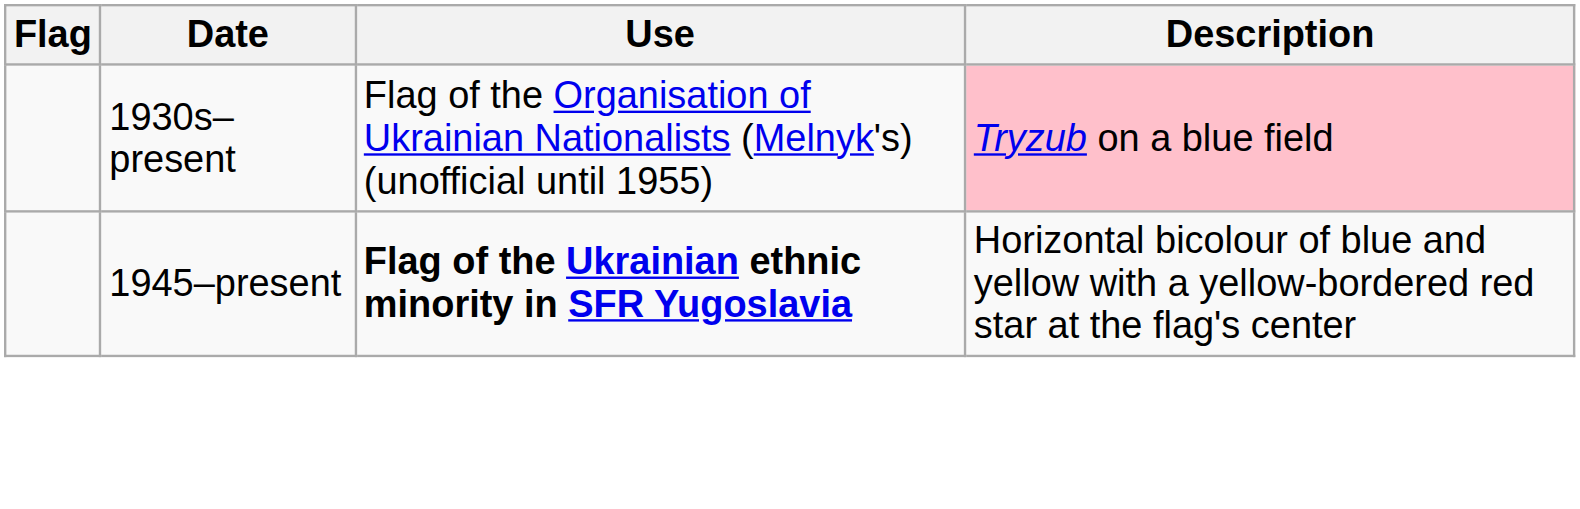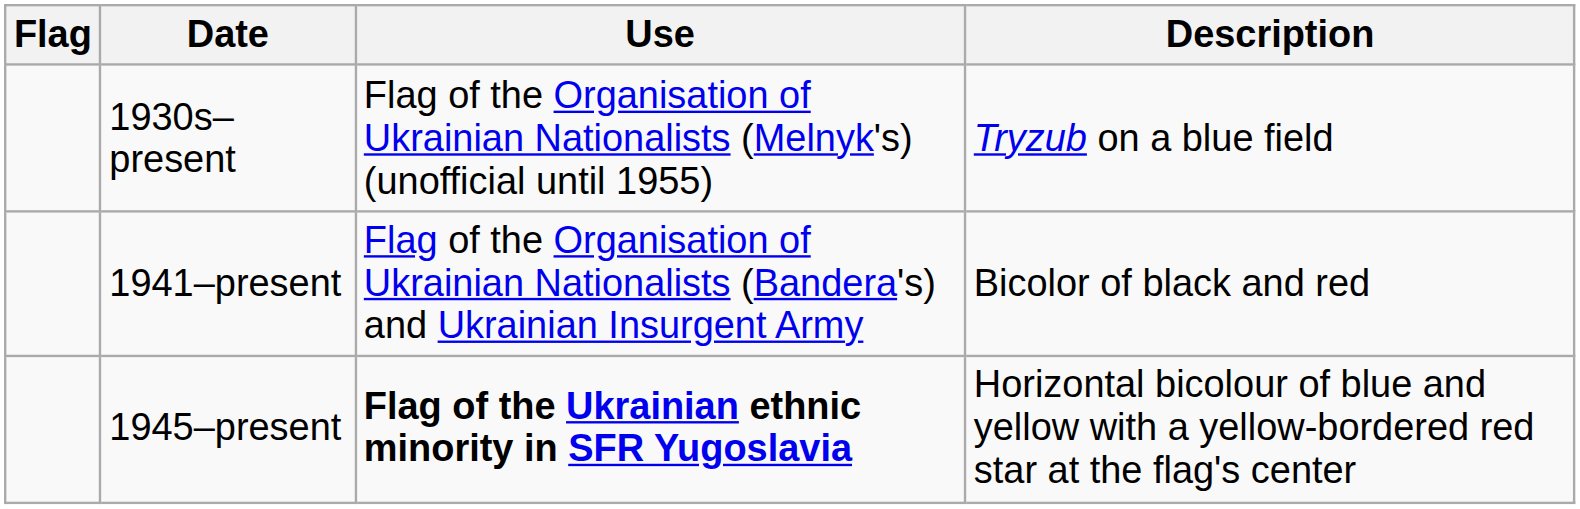(1154, 137) pink background -> (1154, 137) no background
+ row: (225, 282)
